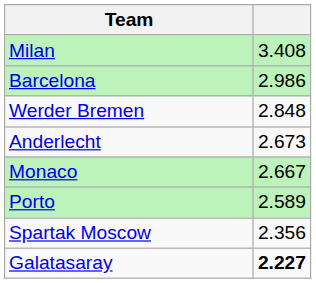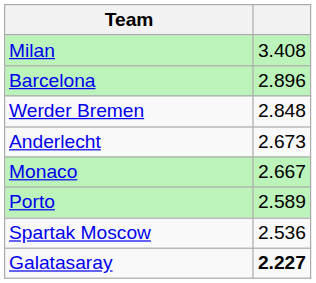(282, 80) 2.986 -> (282, 80) 2.896
(282, 232) 2.356 -> (282, 232) 2.536
